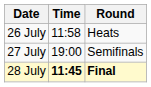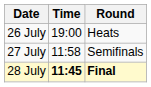(66, 33) 11:58 -> (67, 33) 19:00
(67, 52) 19:00 -> (66, 52) 11:58
